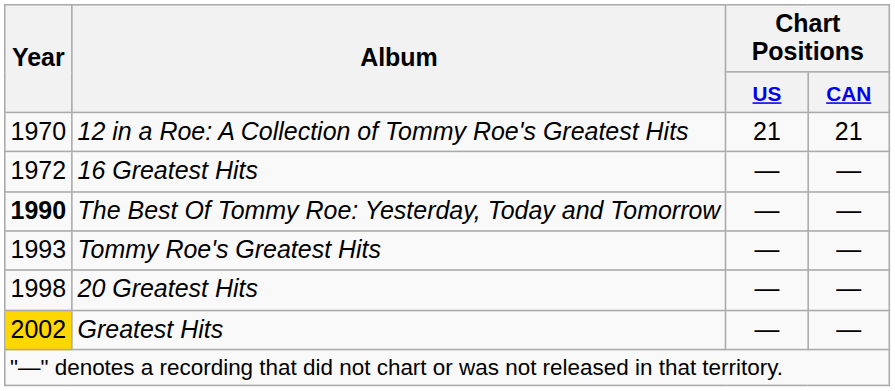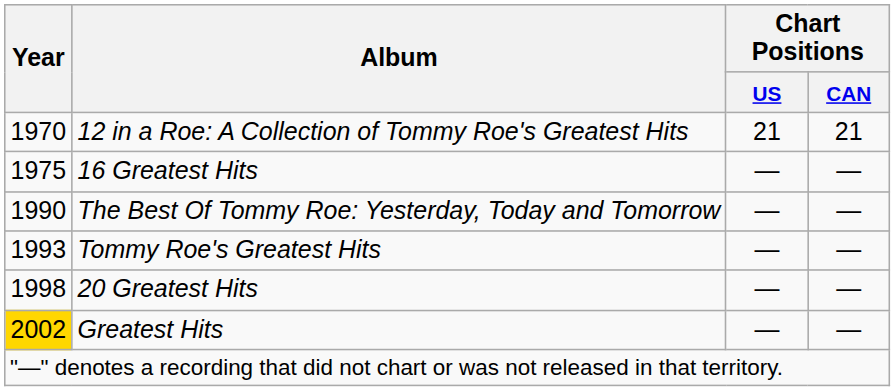(38, 171) 1972 -> (38, 171) 1975
(38, 210) bold -> (38, 210) normal
